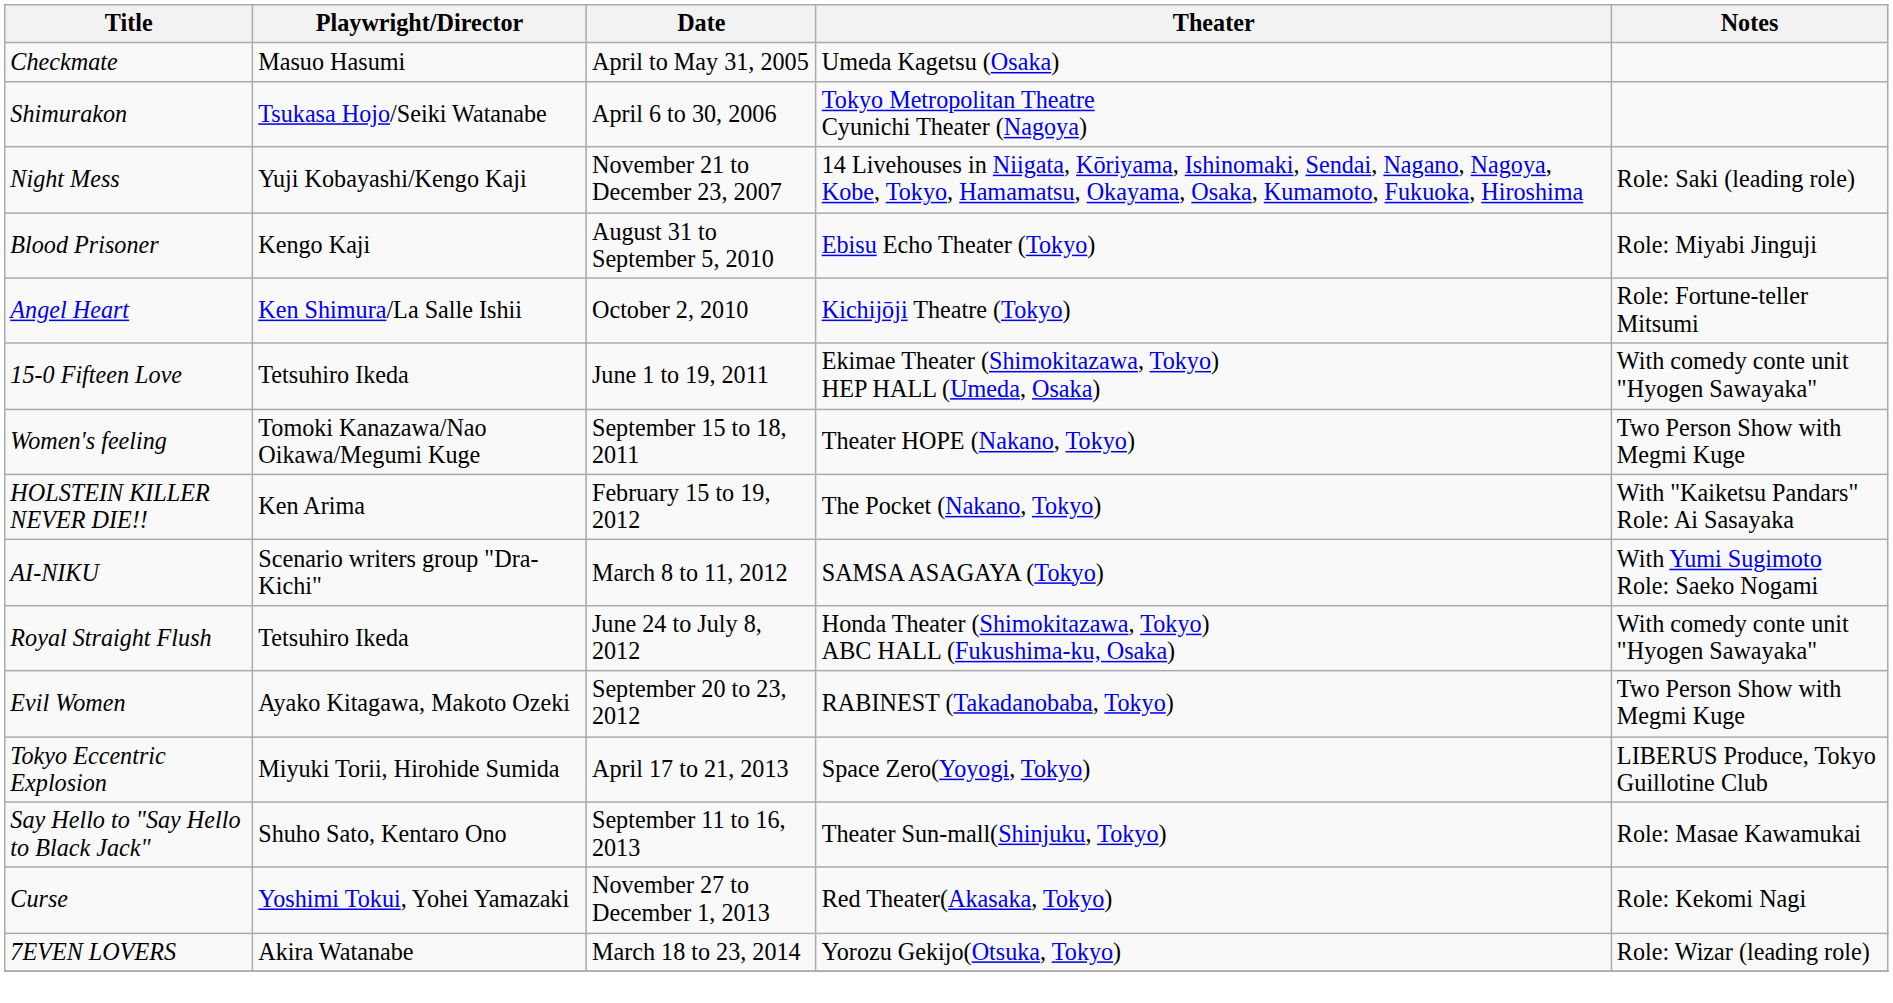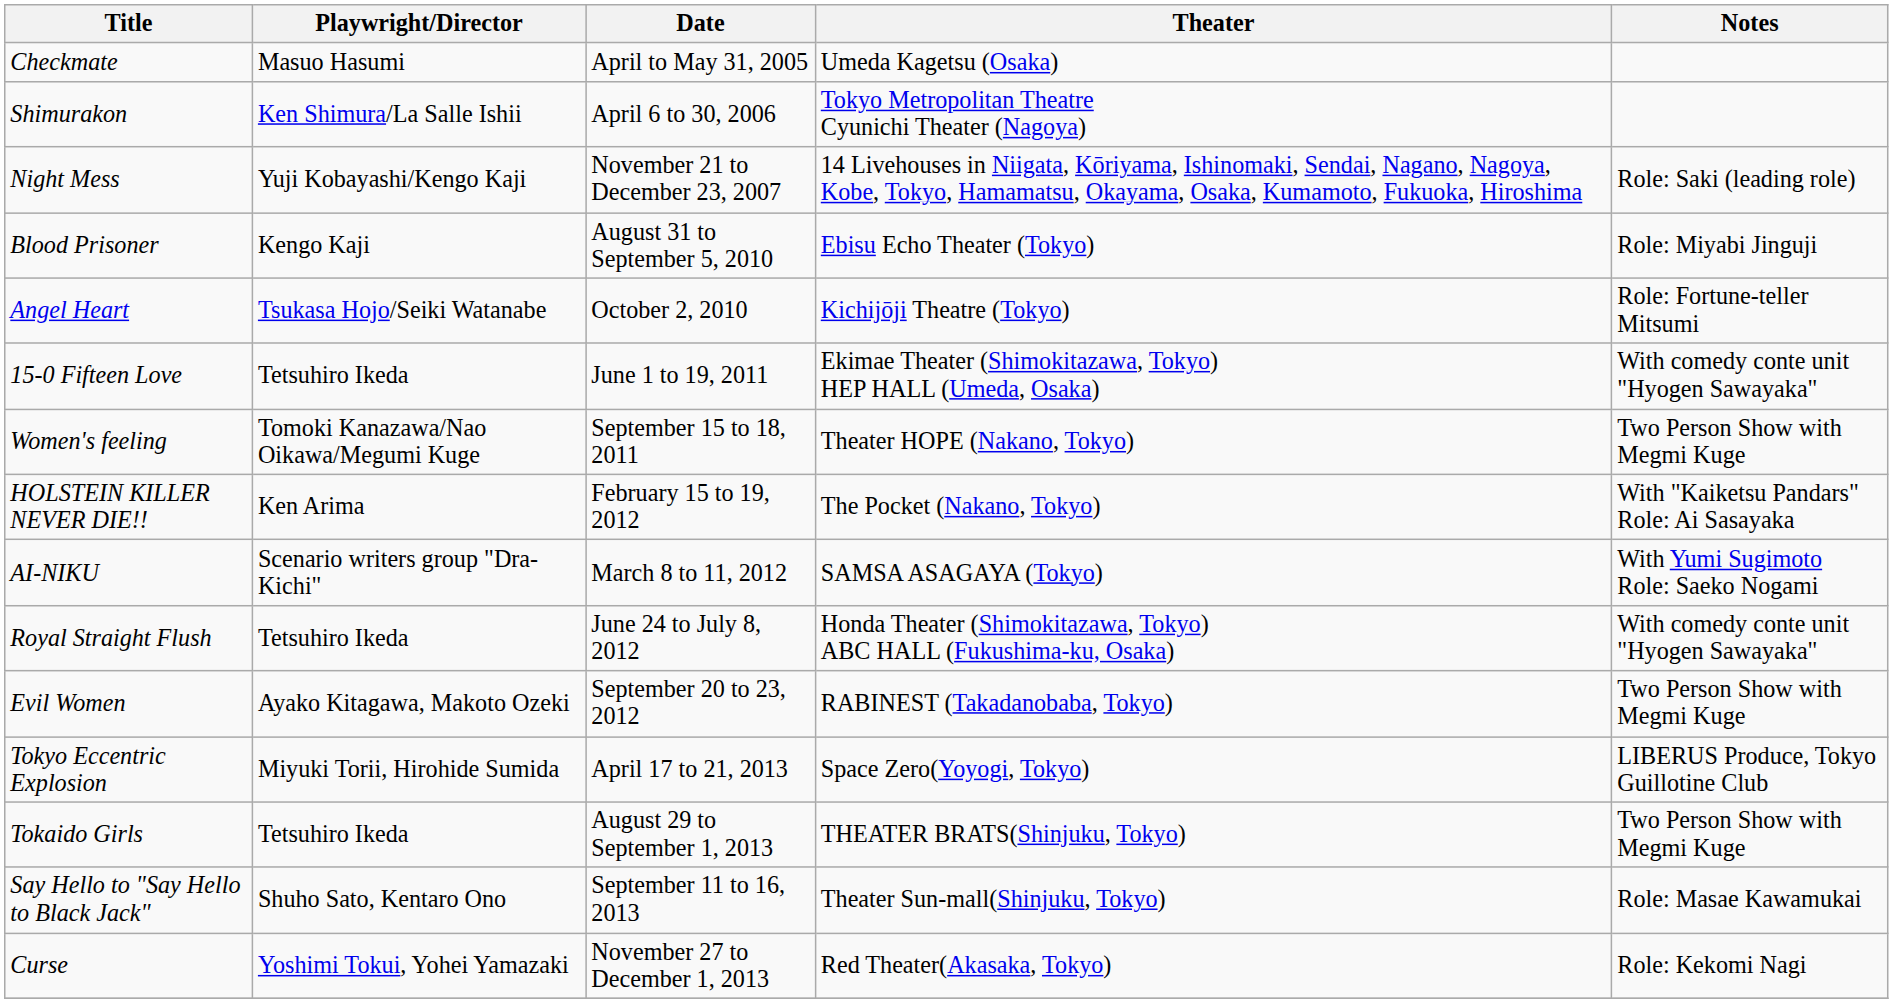(402, 113) Tsukasa Hojo/Seiki Watanabe -> (390, 113) Ken Shimura/La Salle Ishii
(390, 310) Ken Shimura/La Salle Ishii -> (402, 310) Tsukasa Hojo/Seiki Watanabe
+ row: (77, 834)
- row: (93, 951)
